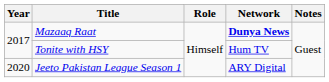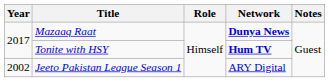(249, 49) normal -> (250, 49) bold
(18, 67) 2020 -> (18, 67) 2002
